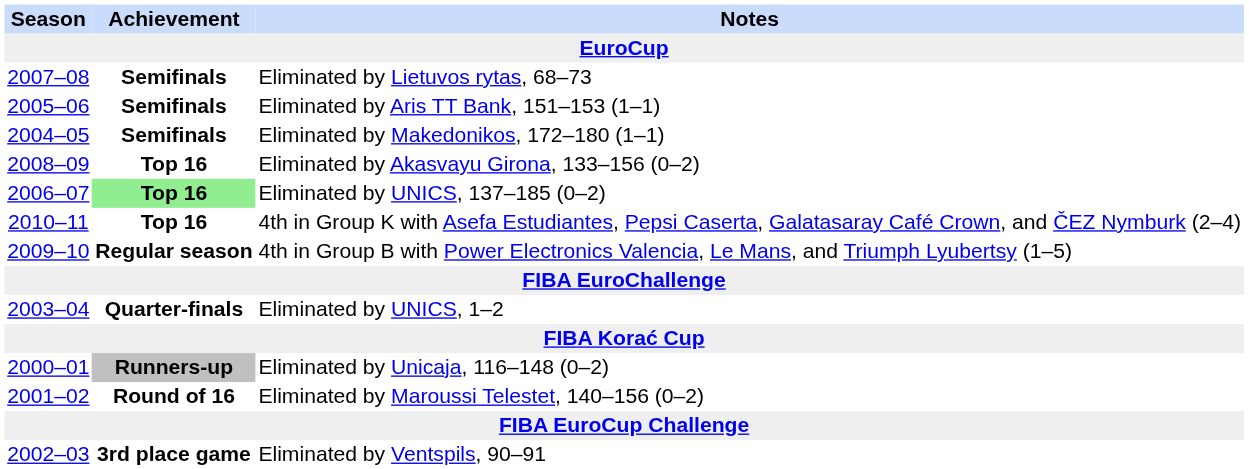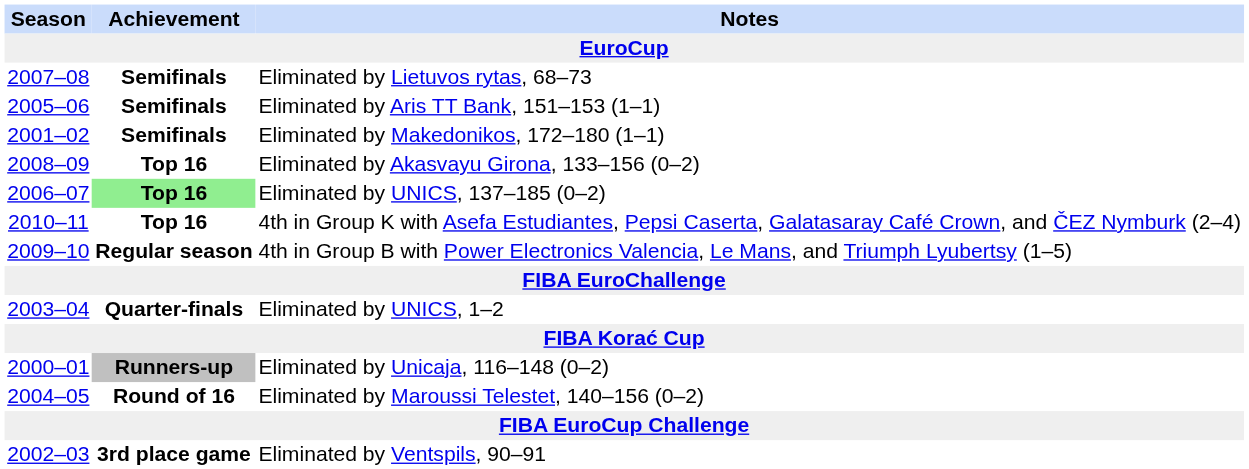(48, 135) 2004–05 -> (48, 135) 2001–02
(48, 396) 2001–02 -> (48, 396) 2004–05
